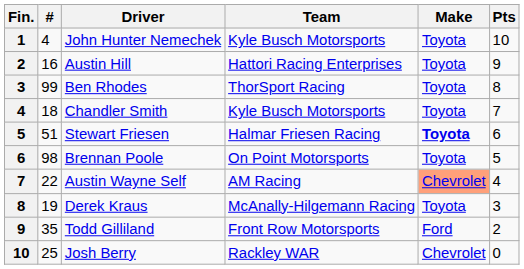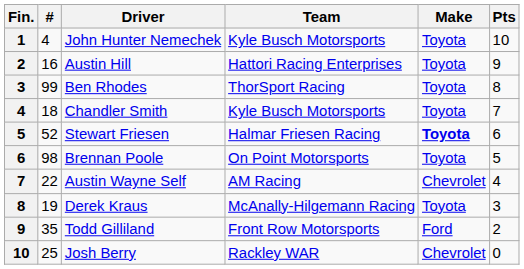(50, 134) 51 -> (50, 134) 52
(454, 182) lightsalmon background -> (454, 182) no background
